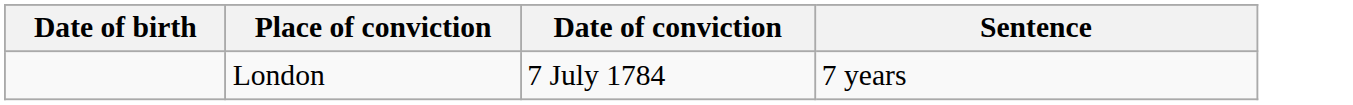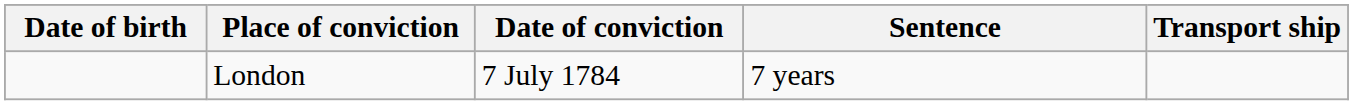+ column: (1247, 27)
